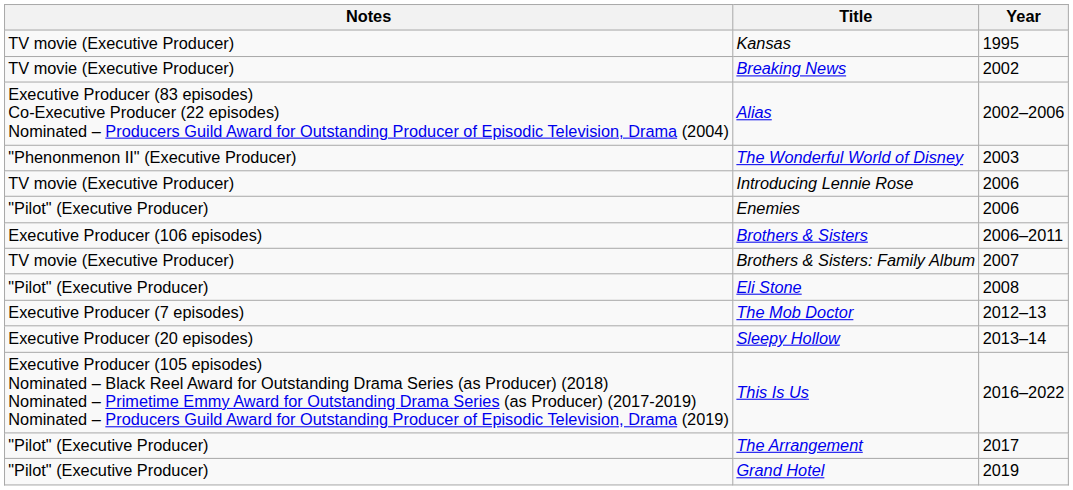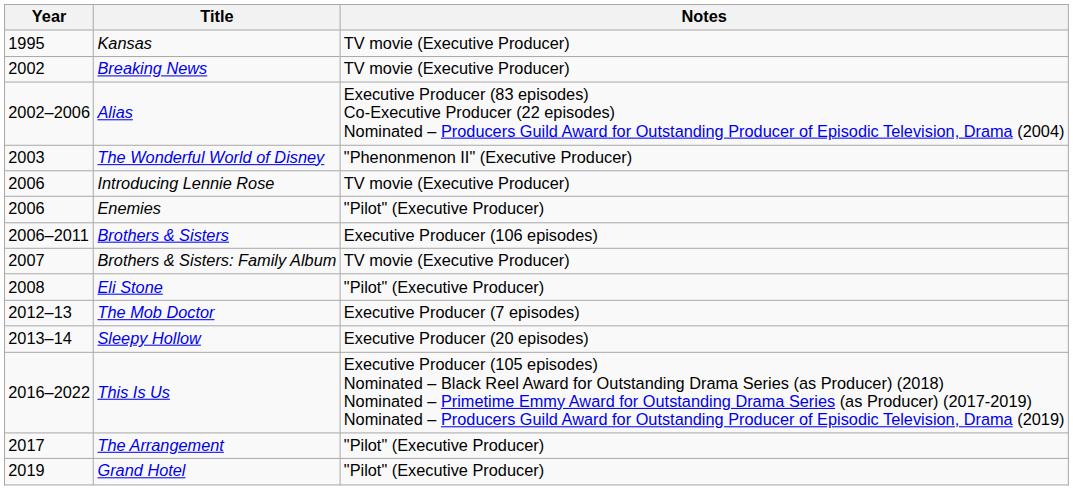columns swapped: (1024, 17) <-> (369, 17)
